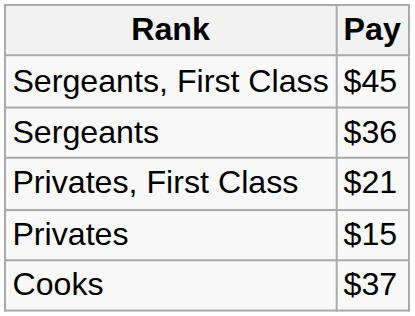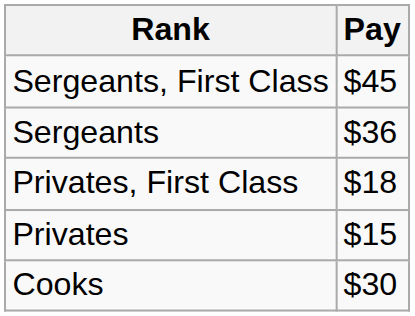(370, 183) $21 -> (370, 183) $18
(370, 285) $37 -> (370, 285) $30
